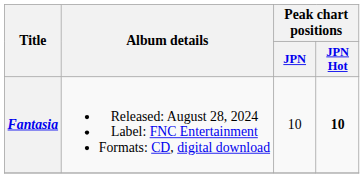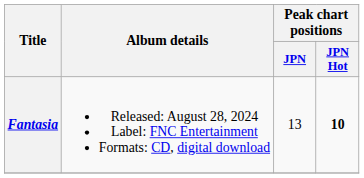(295, 124) 10 -> (295, 124) 13
